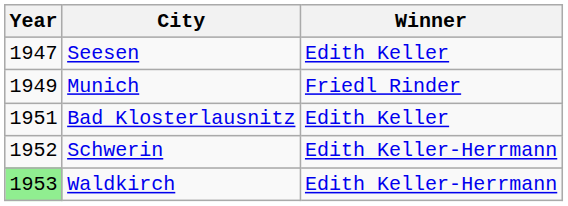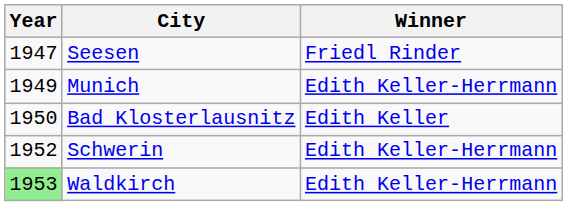(377, 54) Edith Keller -> (383, 54) Friedl Rinder
(383, 86) Friedl Rinder -> (431, 86) Edith Keller-Herrmann
(34, 119) 1951 -> (34, 119) 1950
